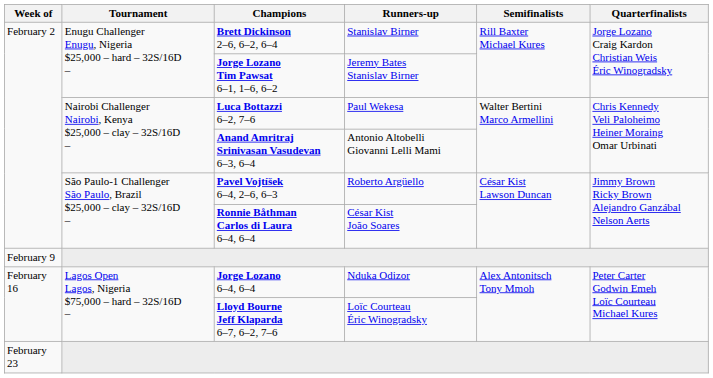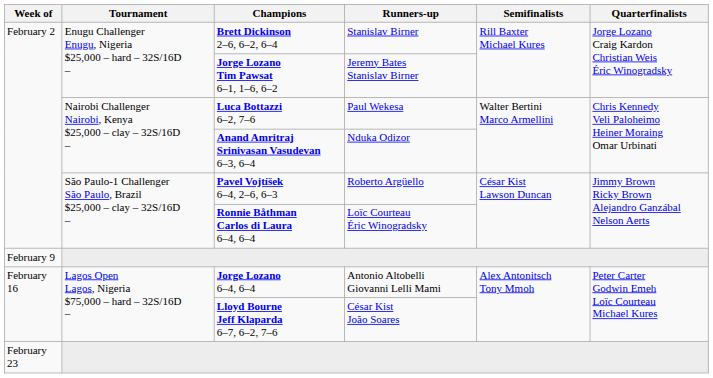(394, 144) Antonio Altobelli Giovanni Lelli Mami -> (379, 137) Nduka Odizor
(373, 219) César Kist João Soares -> (387, 219) Loïc Courteau Éric Winogradsky
(379, 275) Nduka Odizor -> (394, 281) Antonio Altobelli Giovanni Lelli Mami
(387, 312) Loïc Courteau Éric Winogradsky -> (373, 312) César Kist João Soares
